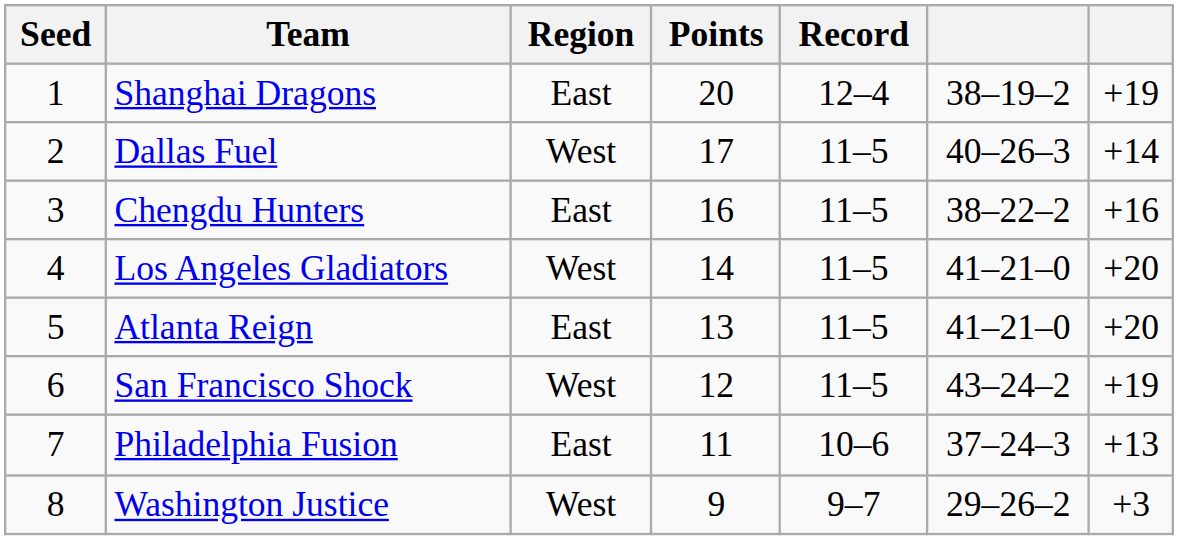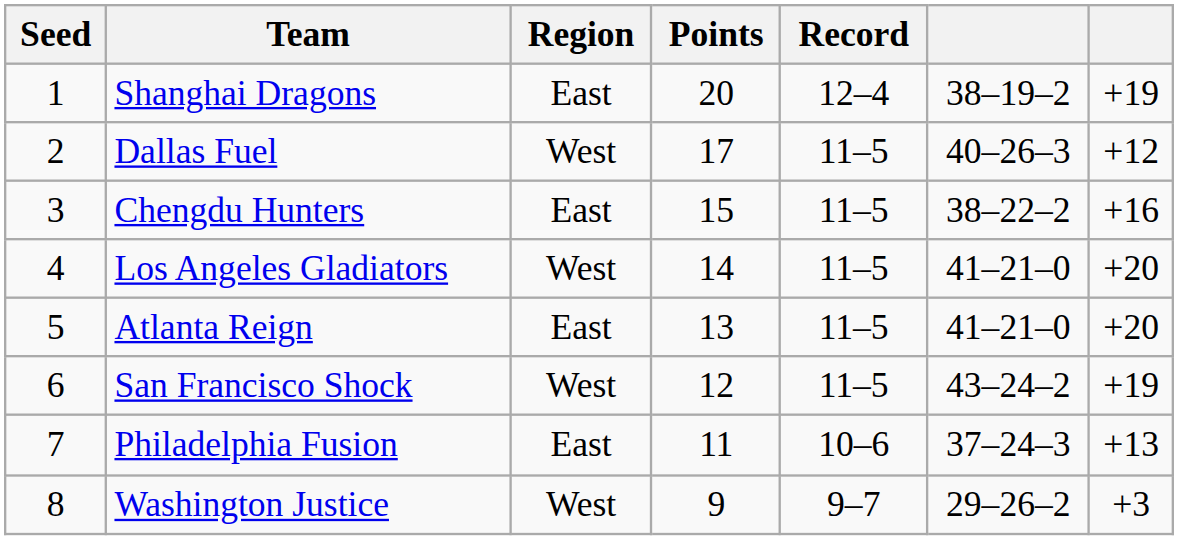(1131, 151) +14 -> (1131, 151) +12
(716, 209) 16 -> (716, 209) 15
